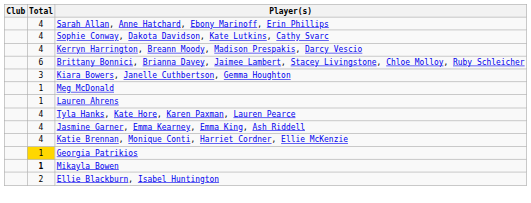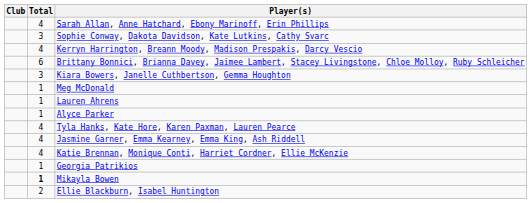(41, 37) 4 -> (41, 37) 3
+ row: (85, 114)
(41, 153) gold background -> (41, 166) no background
